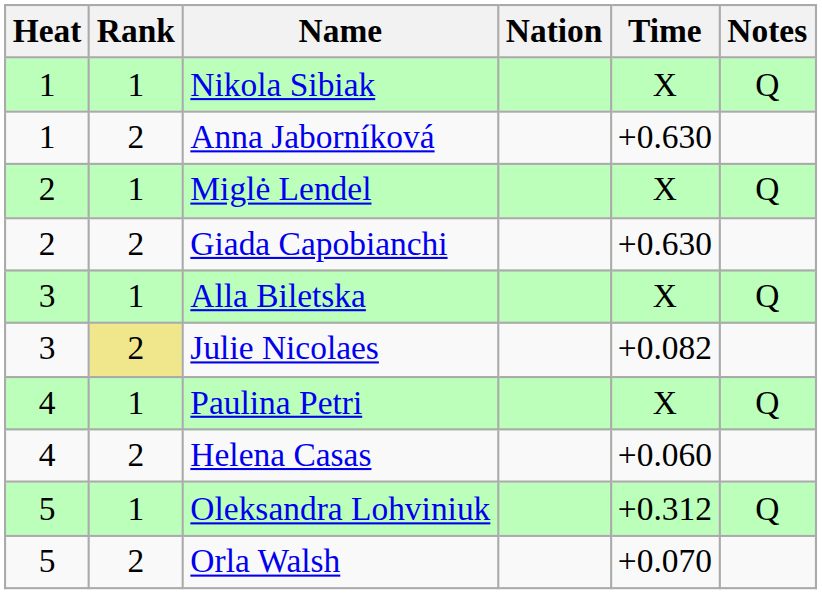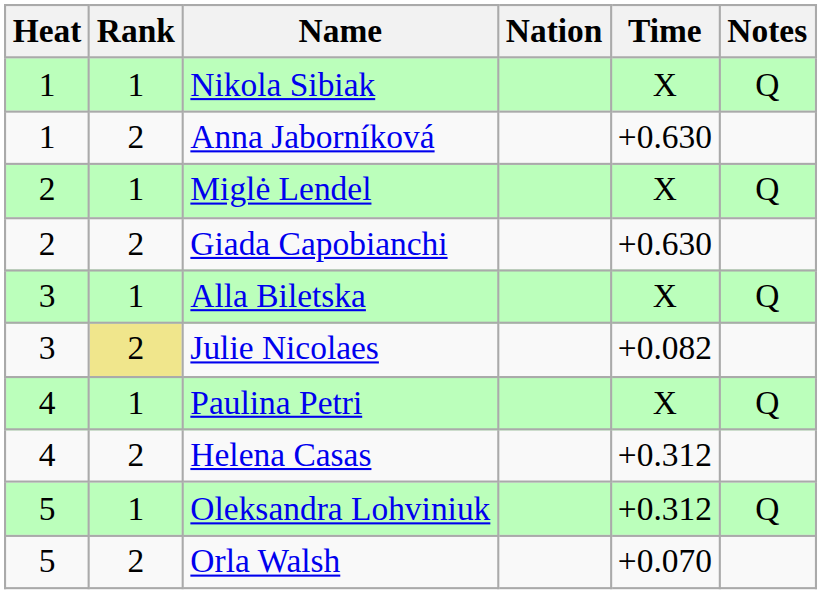(665, 455) +0.060 -> (665, 455) +0.312
